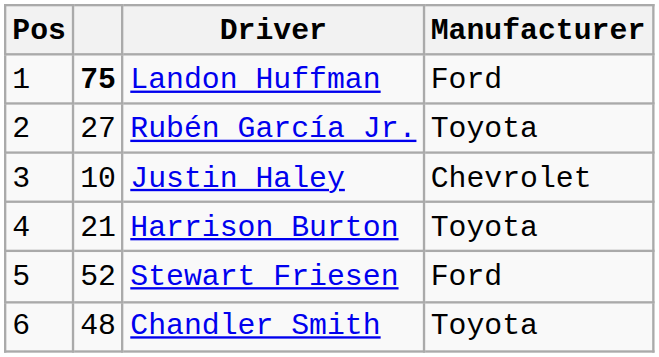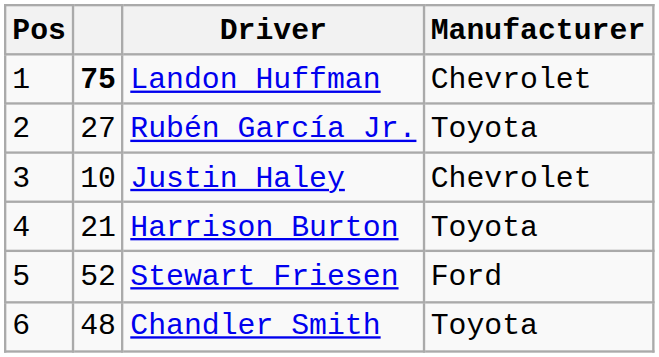(466, 79) Ford -> (511, 79) Chevrolet
